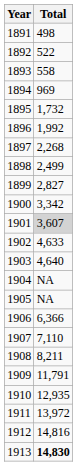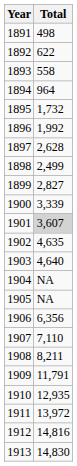(46, 52) 522 -> (46, 52) 622
(46, 90) 969 -> (46, 90) 964
(50, 147) 2,268 -> (50, 147) 2,628
(50, 204) 3,342 -> (50, 204) 3,339
(50, 242) 4,633 -> (50, 242) 4,635
(50, 318) 6,366 -> (50, 318) 6,356
(53, 451) bold -> (53, 451) normal
